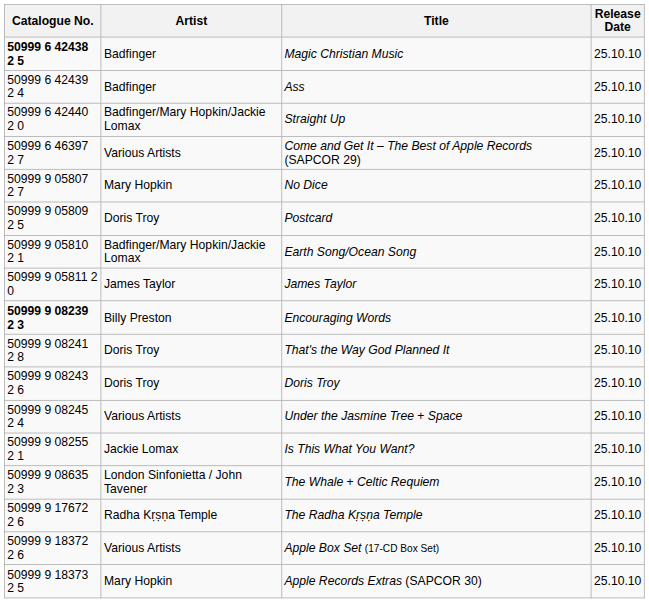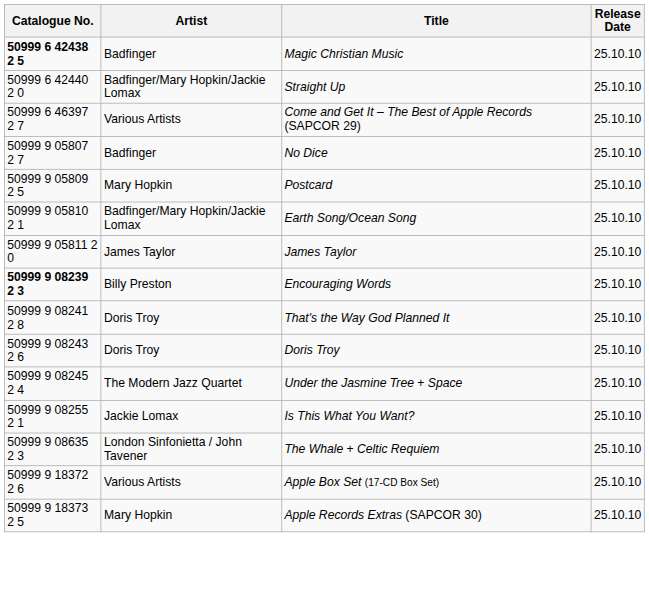- row: (295, 86)
(138, 185) Mary Hopkin -> (130, 152) Badfinger
(132, 218) Doris Troy -> (138, 185) Mary Hopkin
(142, 416) Various Artists -> (173, 383) The Modern Jazz Quartet
- row: (353, 515)
